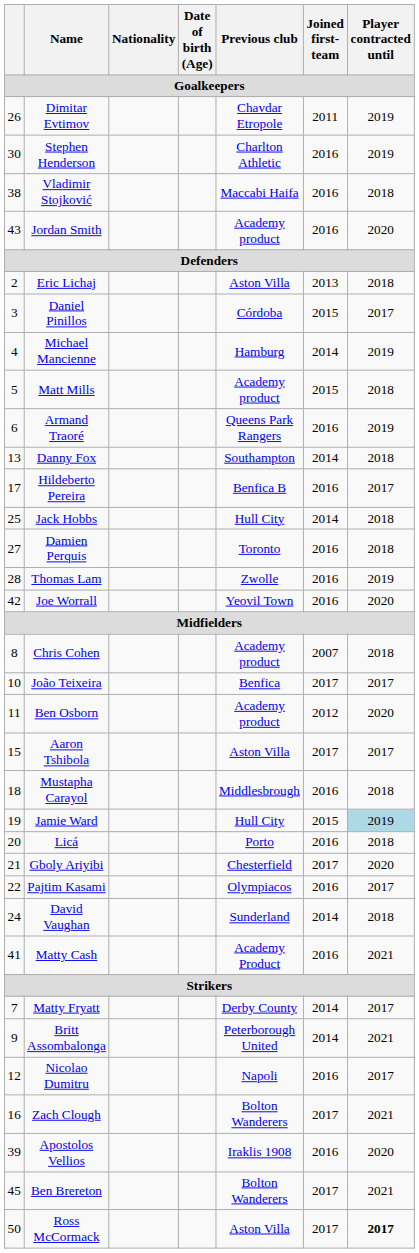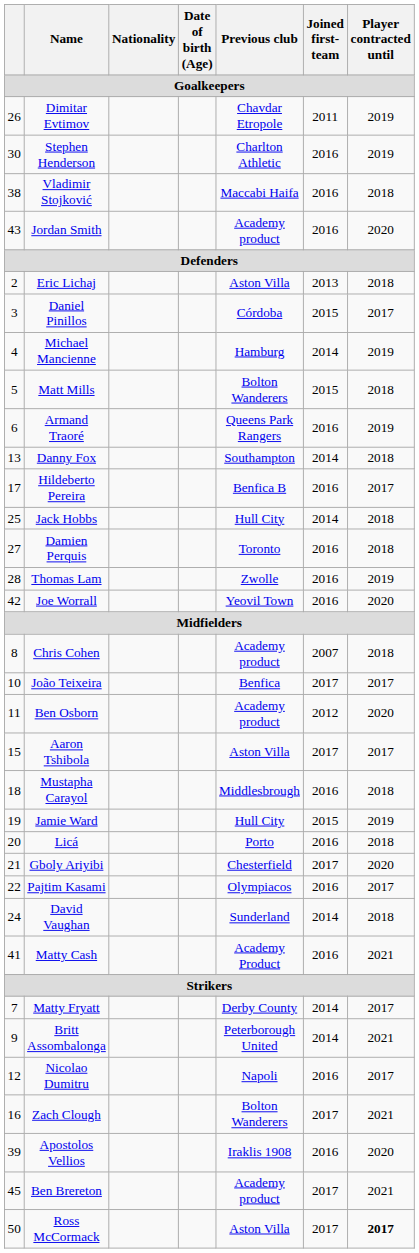(260, 389) Academy product -> (260, 389) Bolton Wanderers
(381, 820) lightblue background -> (381, 820) no background
(260, 1190) Bolton Wanderers -> (260, 1190) Academy product
